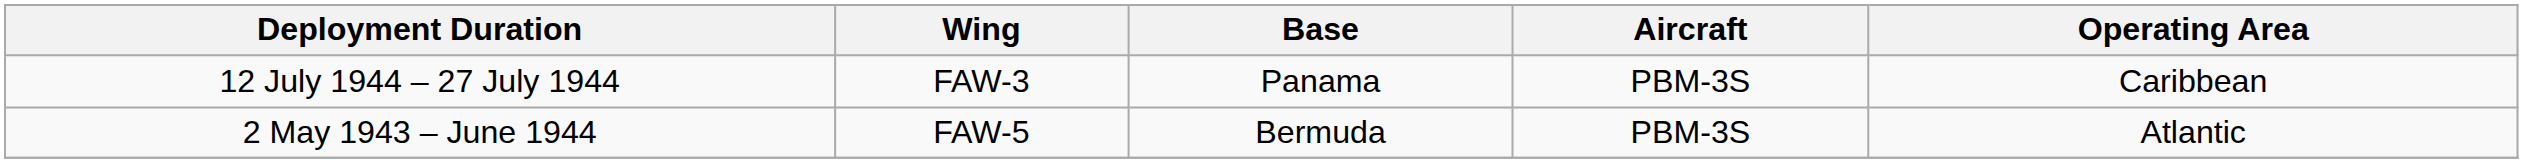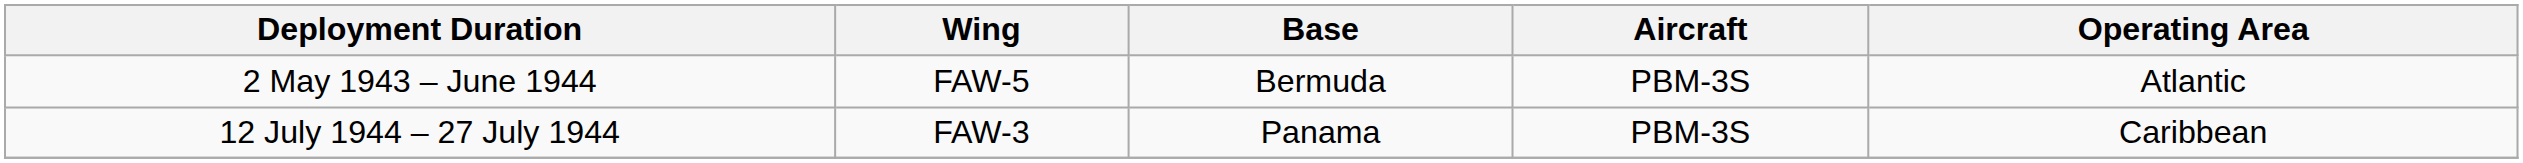rows swapped: (420, 132) <-> (420, 81)
